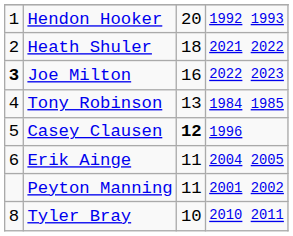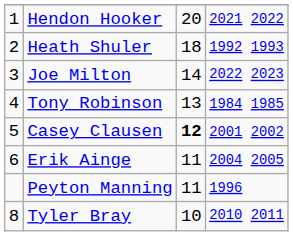(247, 19) 1992 1993 -> (247, 19) 2021 2022
(247, 47) 2021 2022 -> (247, 47) 1992 1993
(14, 75) bold -> (14, 75) normal
(191, 75) 16 -> (191, 75) 14
(226, 131) 1996 -> (247, 131) 2001 2002
(247, 188) 2001 2002 -> (226, 188) 1996
